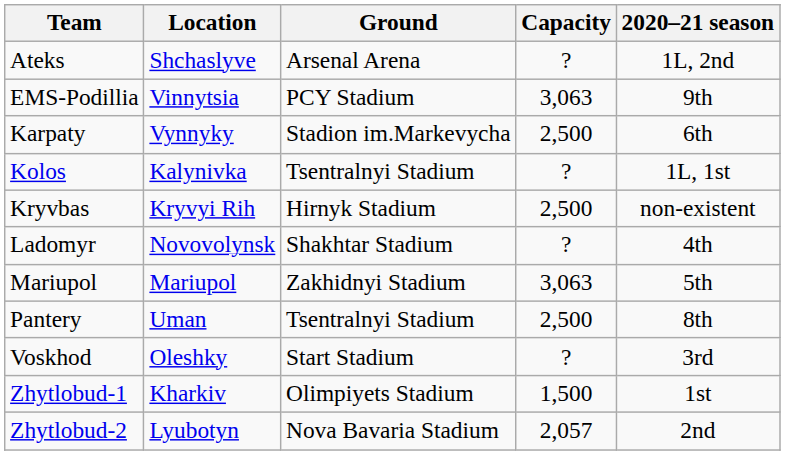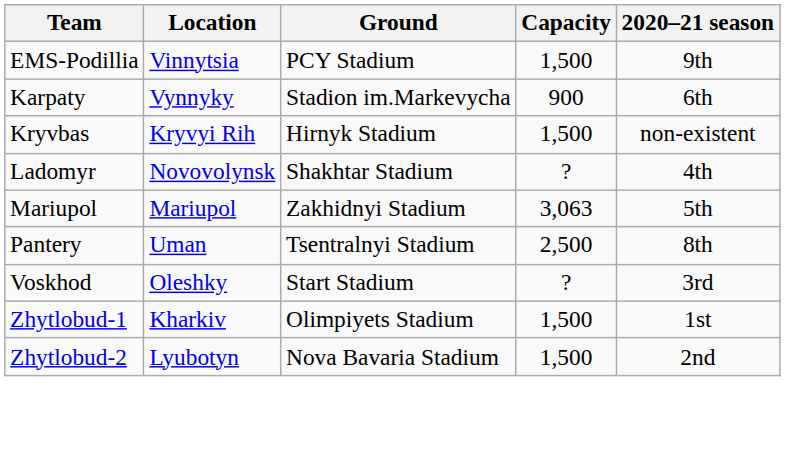- row: (37, 60)
(566, 97) 3,063 -> (566, 60) 1,500
(566, 134) 2,500 -> (566, 97) 900
- row: (38, 171)
(566, 208) 2,500 -> (566, 134) 1,500
(566, 430) 2,057 -> (566, 356) 1,500
